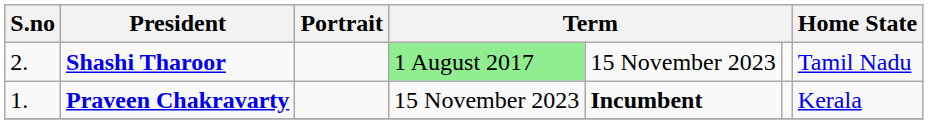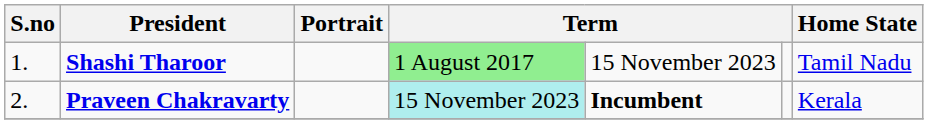(19, 61) 2. -> (19, 61) 1.
(19, 99) 1. -> (19, 99) 2.
(487, 99) no background -> (487, 99) paleturquoise background
